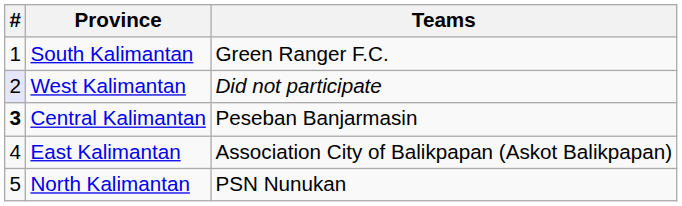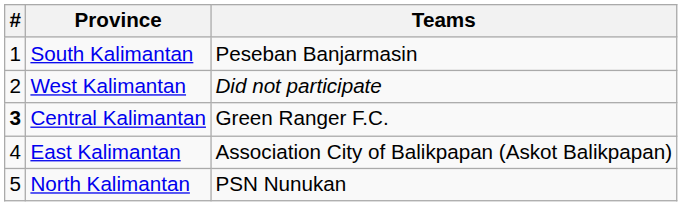(302, 53) Green Ranger F.C. -> (316, 53) Peseban Banjarmasin
(15, 86) lavender background -> (15, 86) no background
(316, 119) Peseban Banjarmasin -> (302, 119) Green Ranger F.C.
